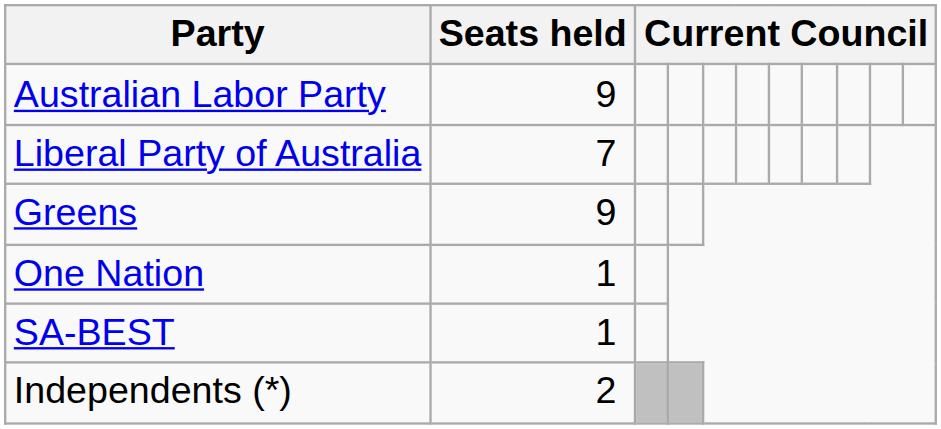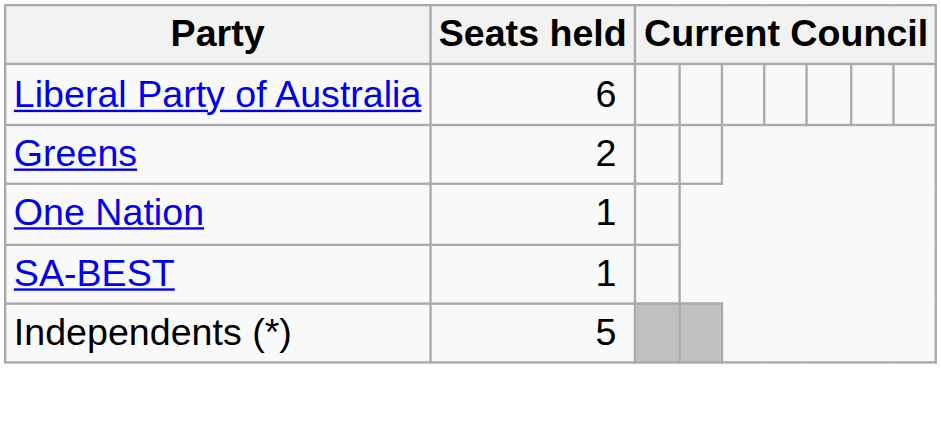- row: (200, 93)
(611, 153) 7 -> (611, 93) 6
(611, 213) 9 -> (611, 153) 2
(611, 392) 2 -> (611, 332) 5
